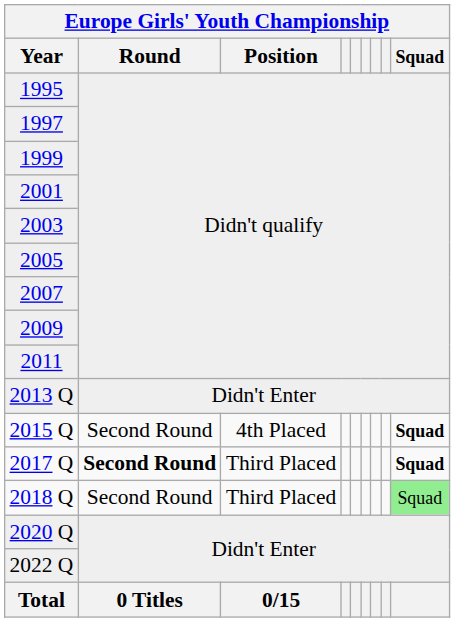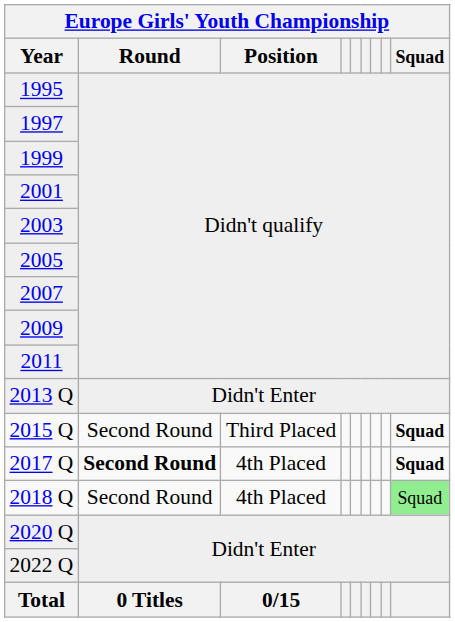(281, 429) 4th Placed -> (281, 429) Third Placed
(281, 463) Third Placed -> (281, 463) 4th Placed
(281, 497) Third Placed -> (281, 497) 4th Placed
